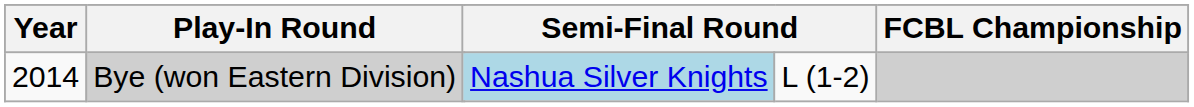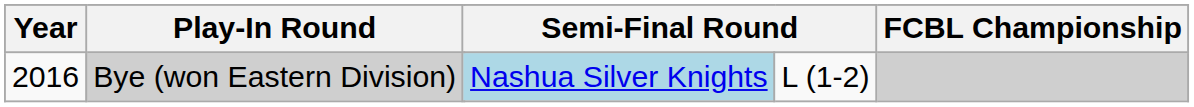(46, 76) 2014 -> (46, 76) 2016
